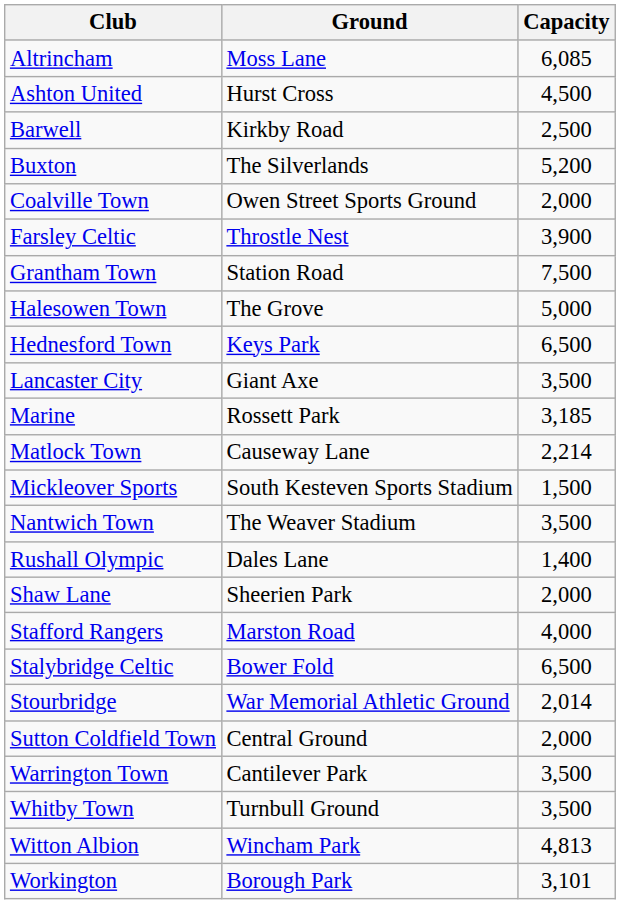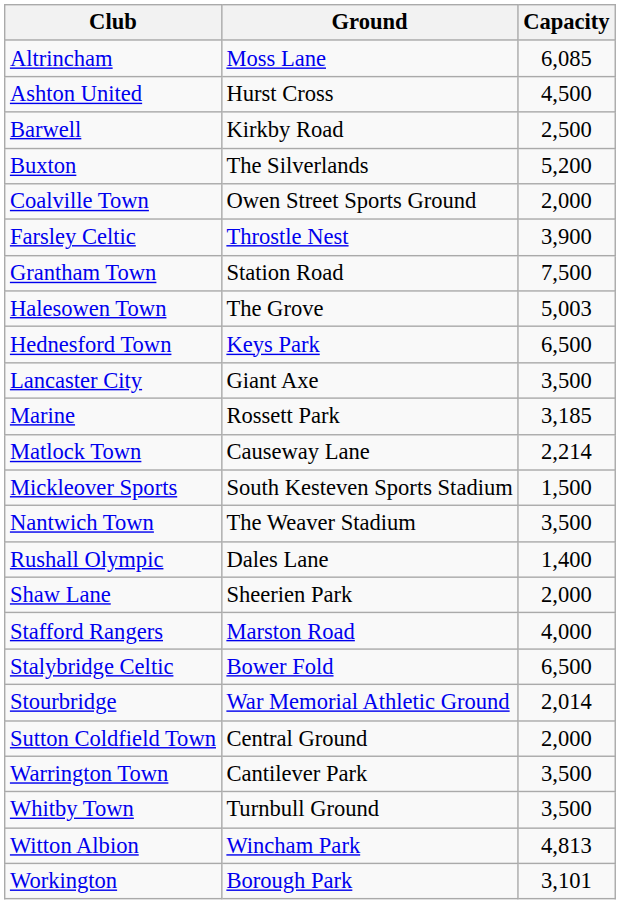(566, 308) 5,000 -> (566, 308) 5,003
